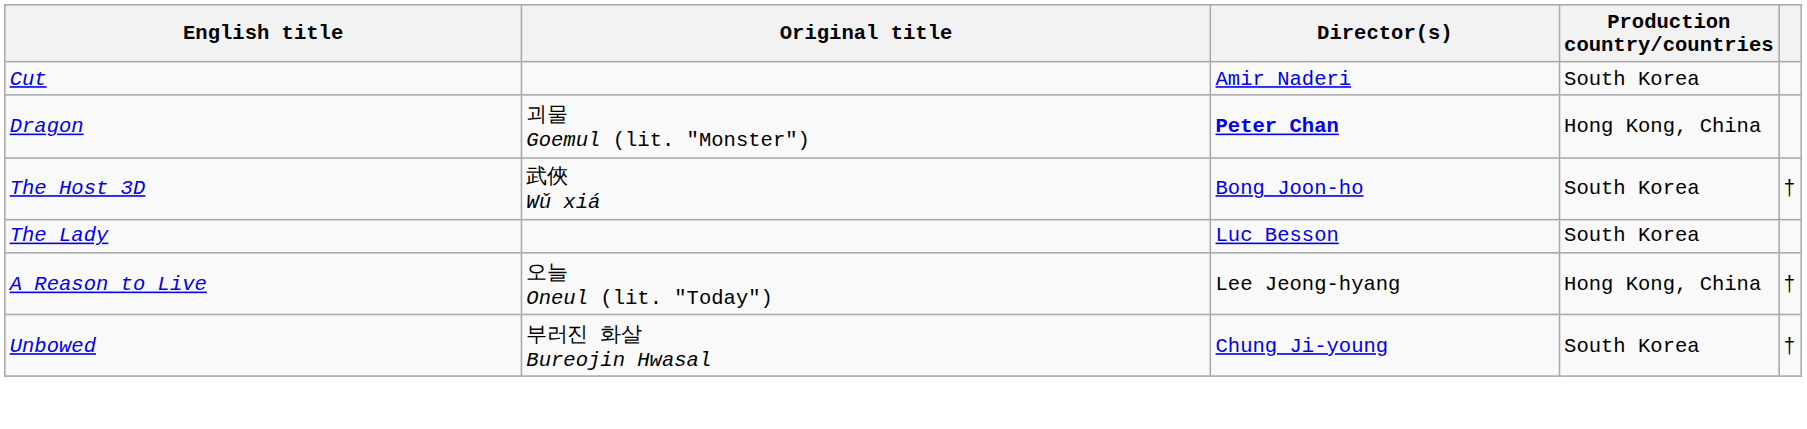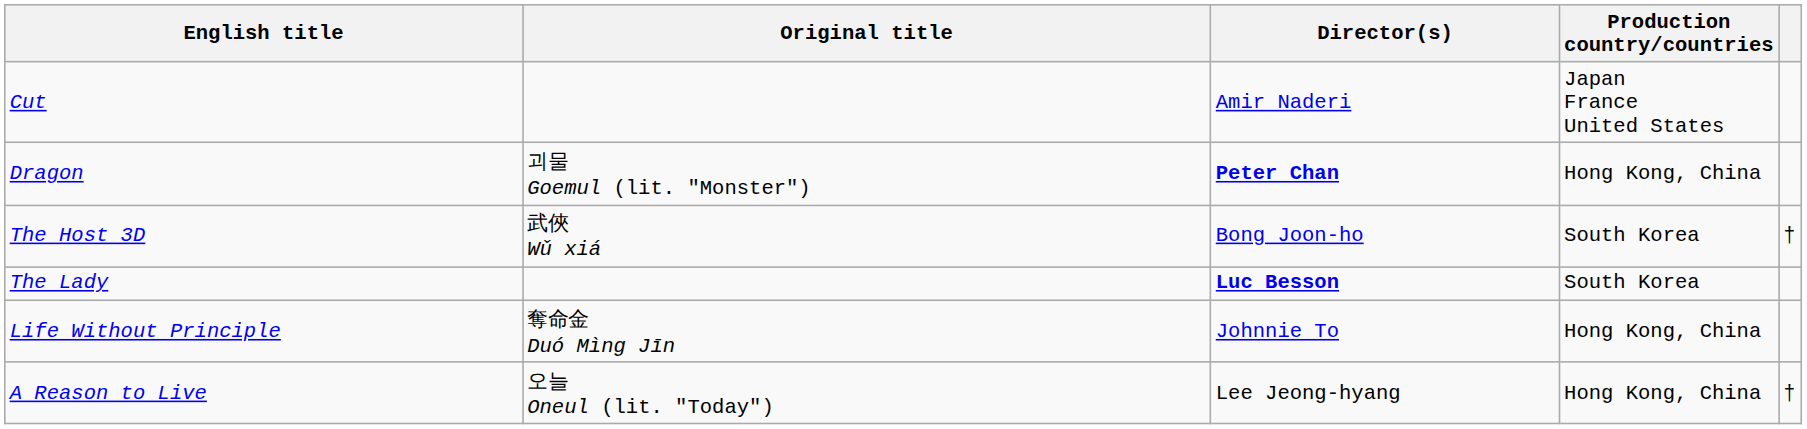(1632, 79) South Korea -> (1644, 102) Japan France United States
(1277, 236) normal -> (1277, 283) bold
+ row: (145, 331)
- row: (53, 346)
